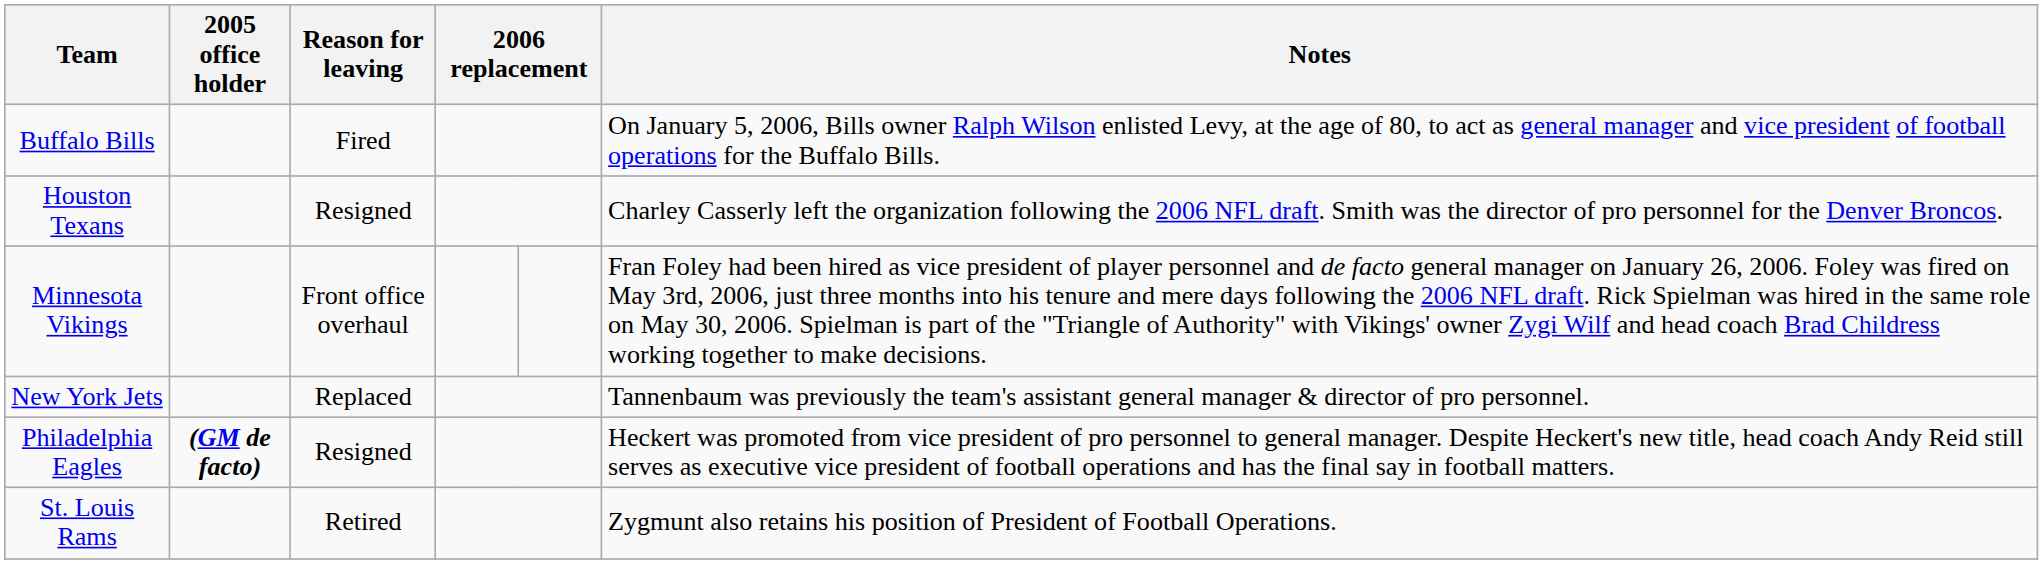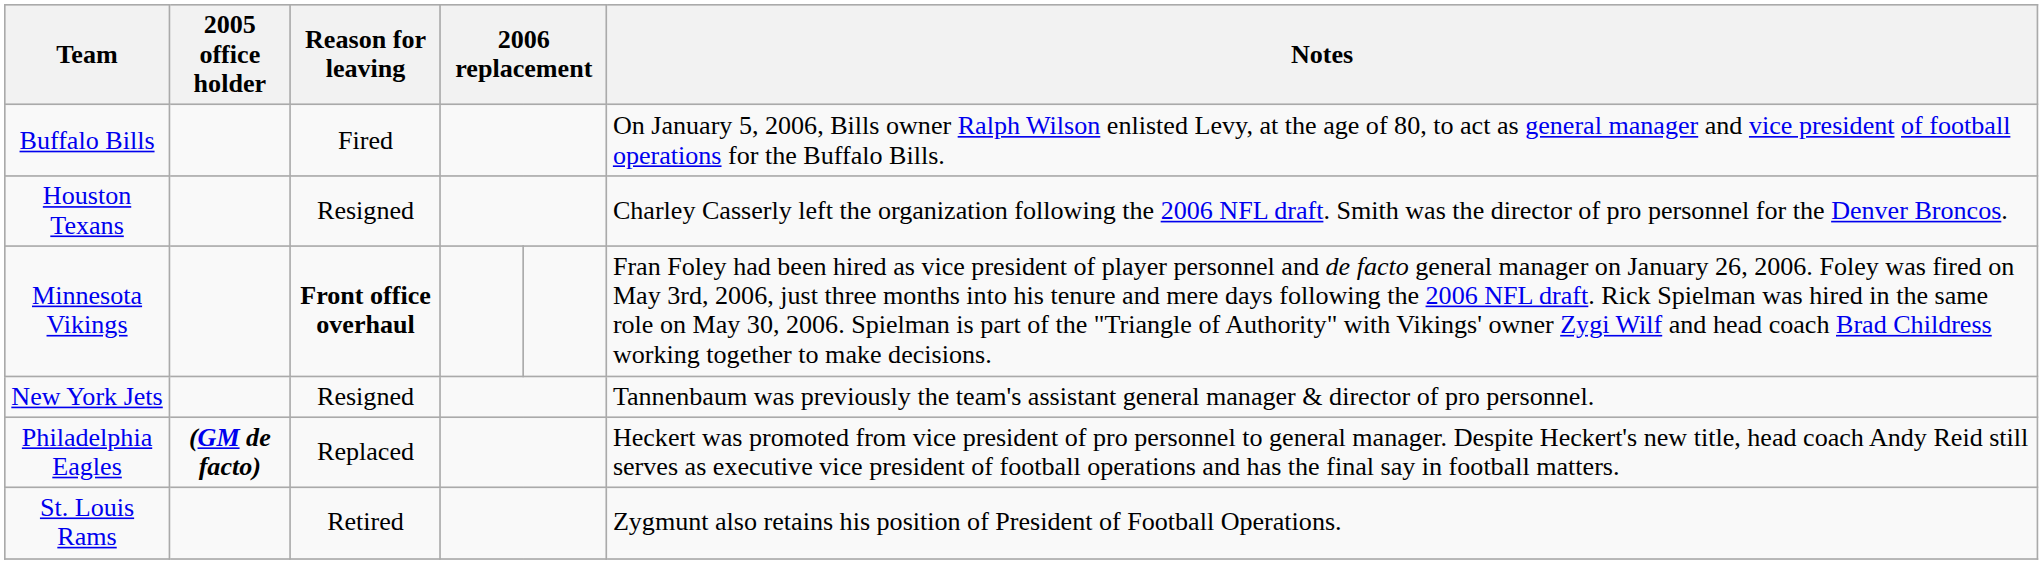(363, 310) normal -> (366, 310) bold
(363, 396) Replaced -> (366, 396) Resigned
(363, 452) Resigned -> (366, 452) Replaced
